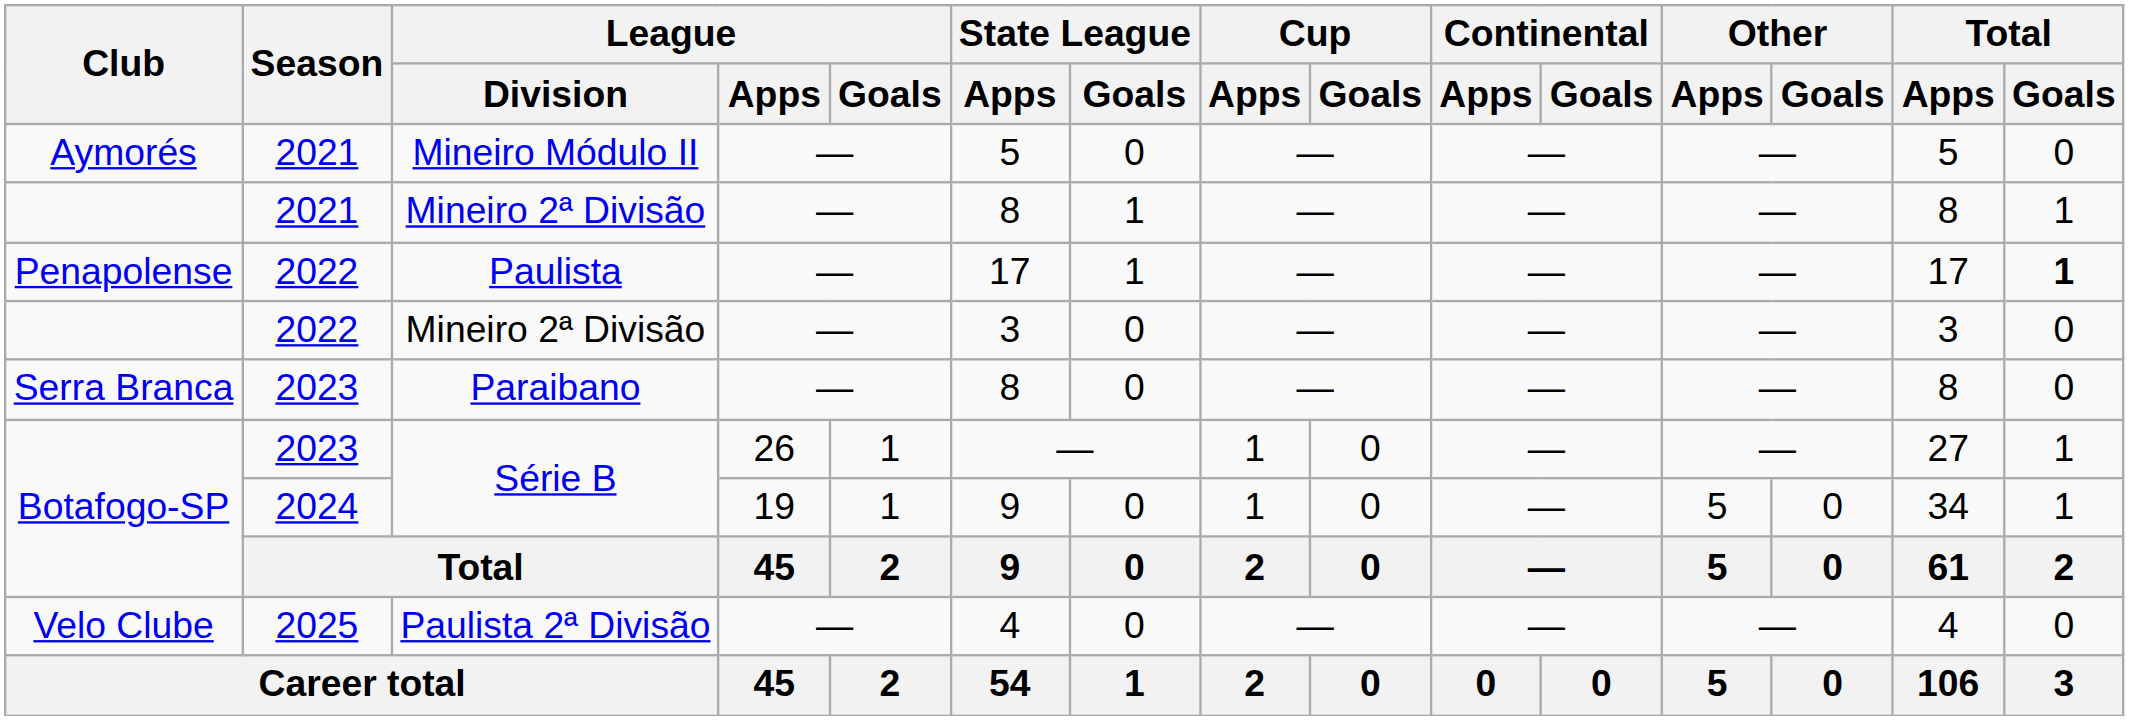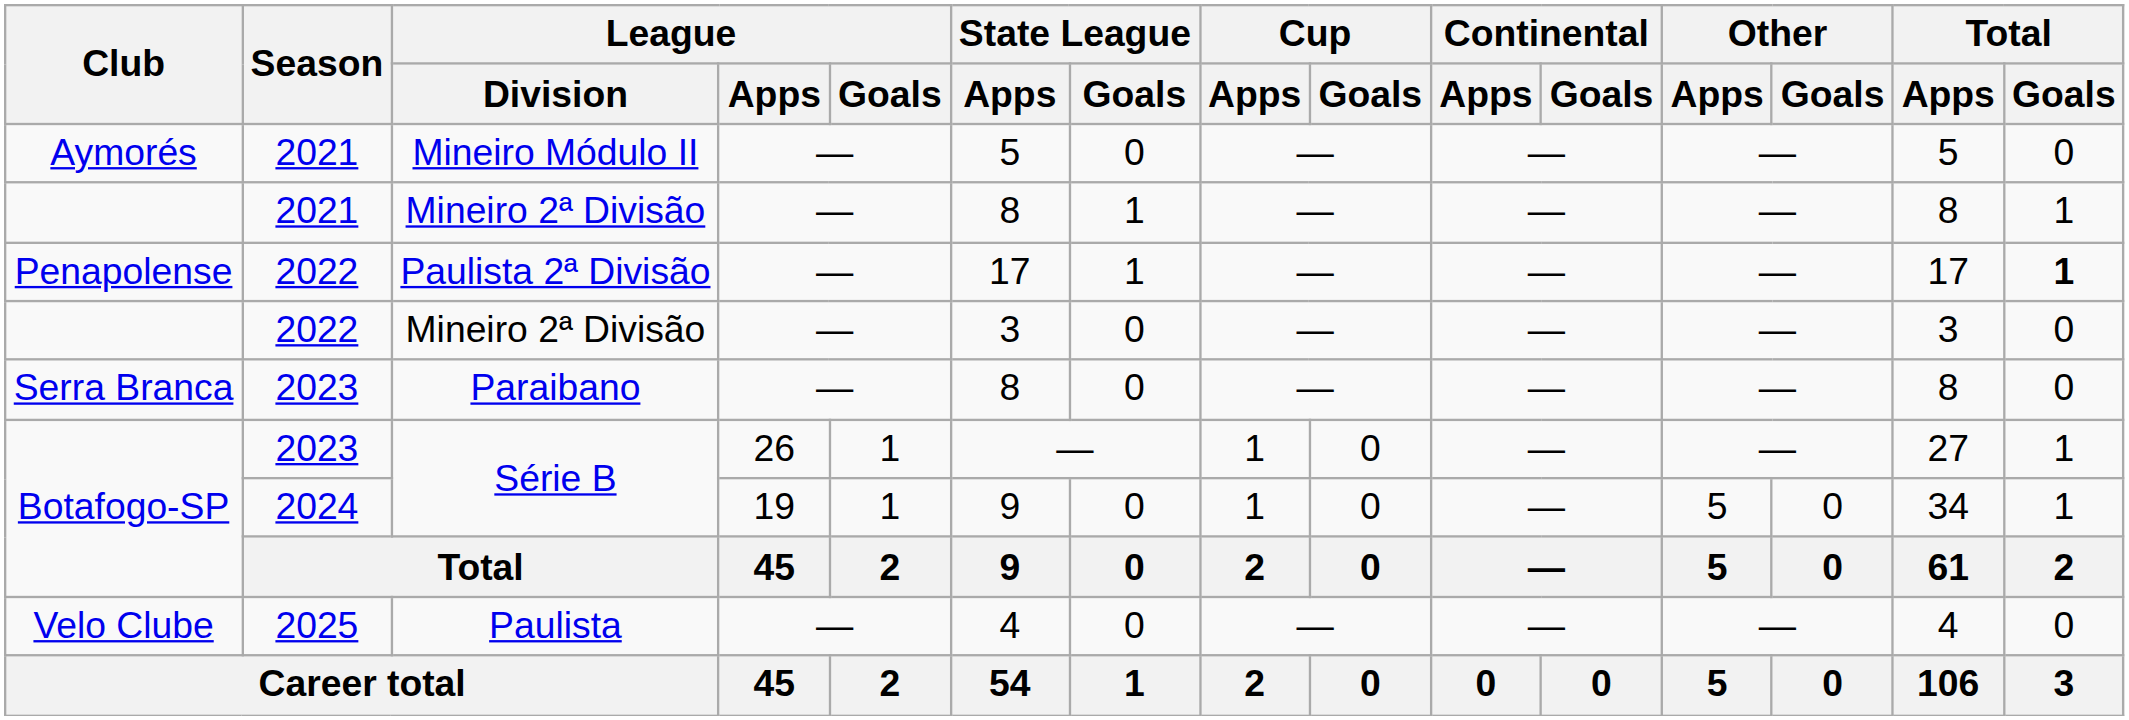(555, 270) Paulista -> (555, 270) Paulista 2ª Divisão
(555, 625) Paulista 2ª Divisão -> (555, 625) Paulista
